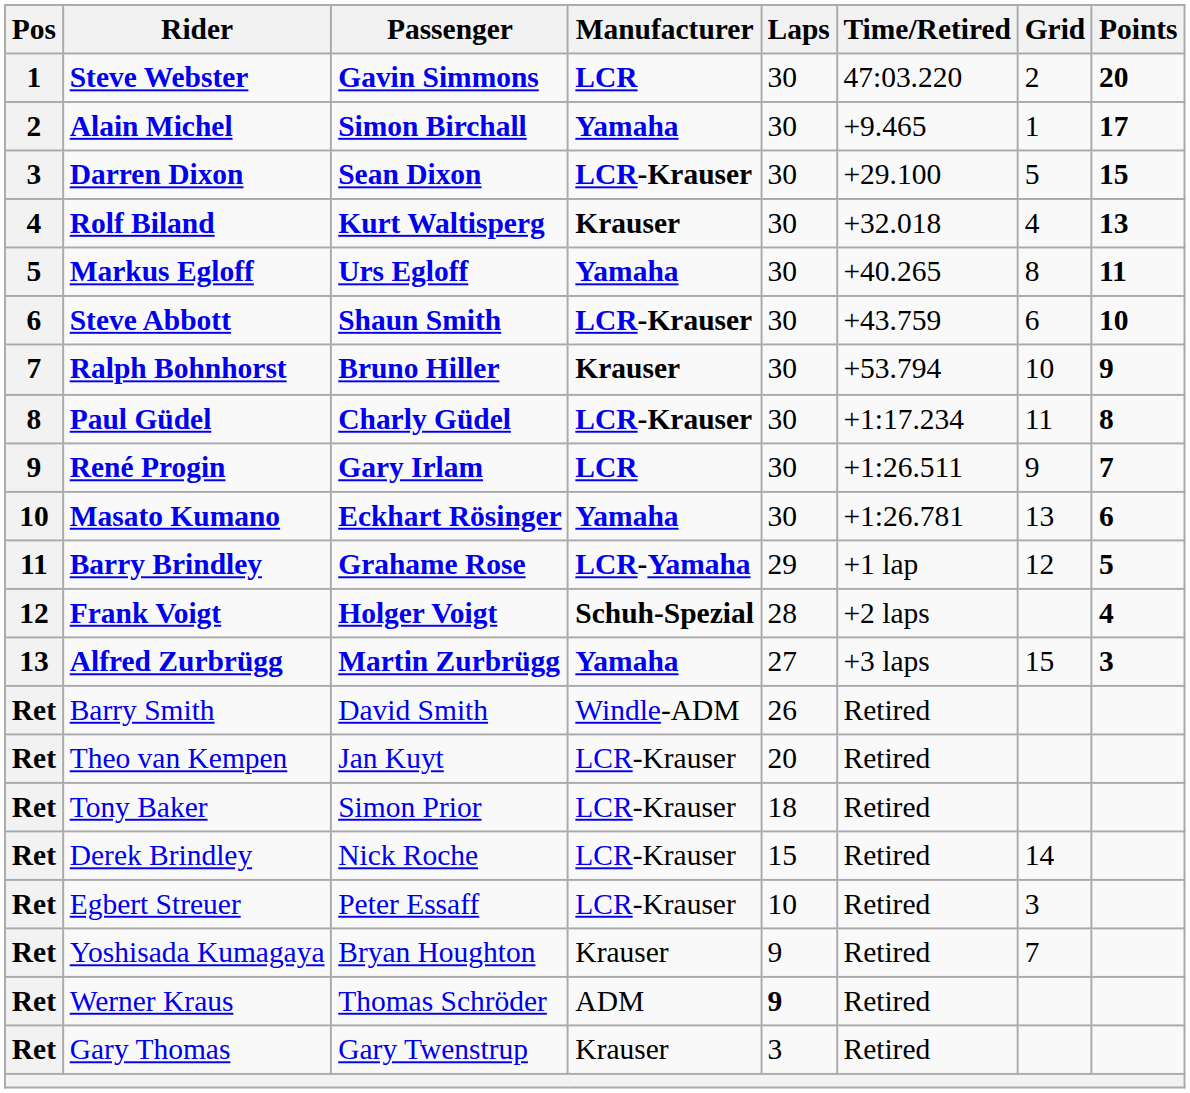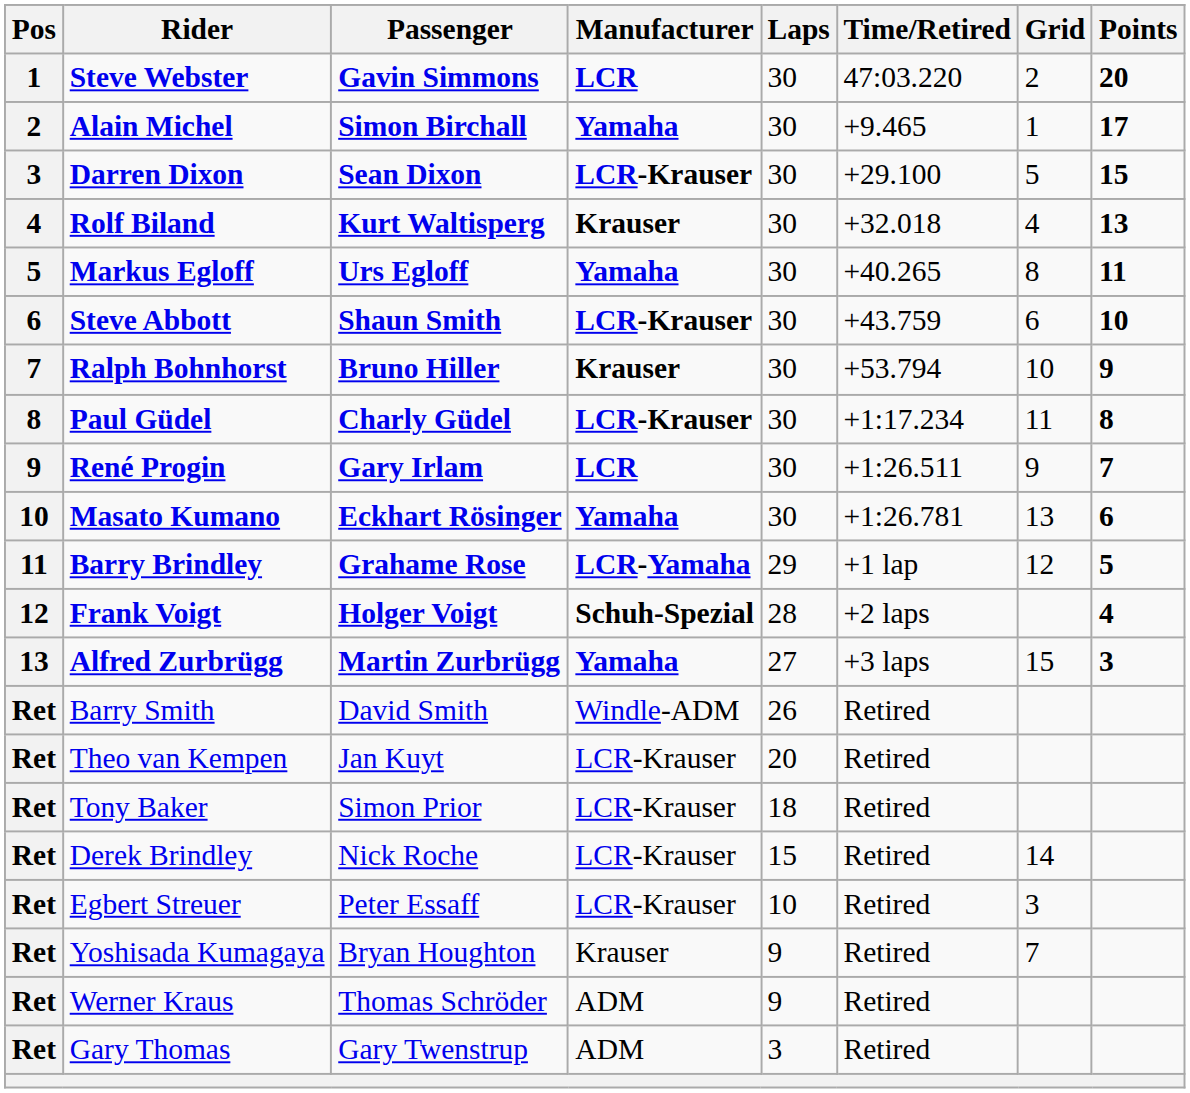(775, 1001) bold -> (775, 1001) normal
(622, 1050) Krauser -> (610, 1050) ADM
